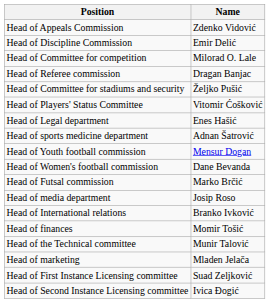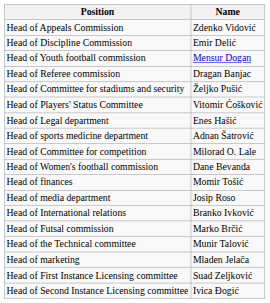rows swapped: (76, 58) <-> (76, 151)
rows swapped: (60, 182) <-> (40, 228)
